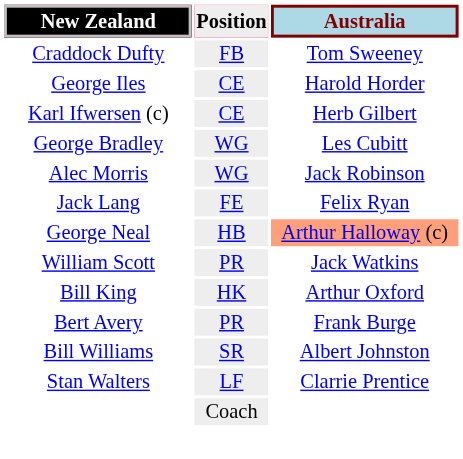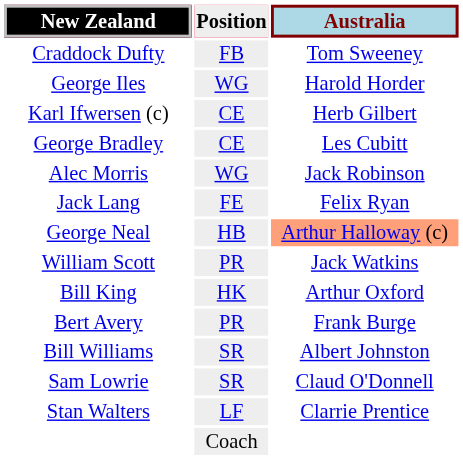(232, 83) CE -> (232, 83) WG
(232, 143) WG -> (232, 143) CE
+ row: (98, 381)
